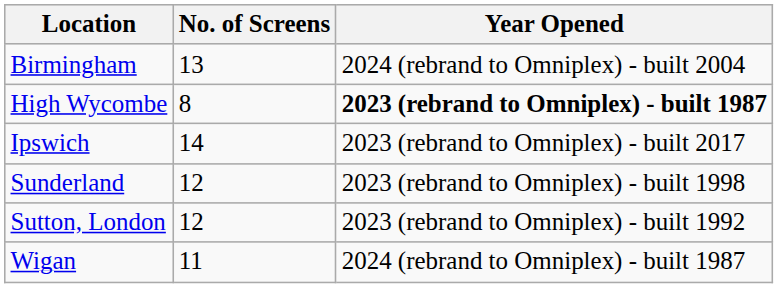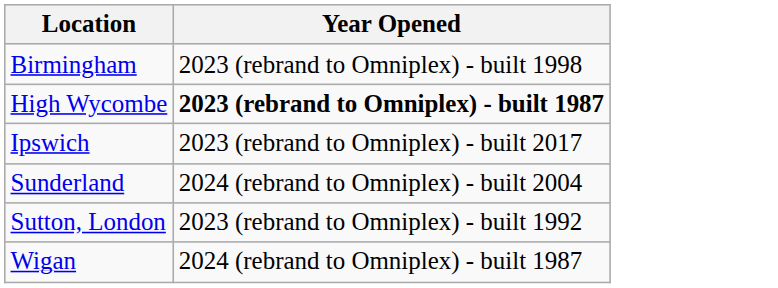- column: (255, 24)
(543, 63) 2024 (rebrand to Omniplex) - built 2004 -> (381, 63) 2023 (rebrand to Omniplex) - built 1998
(543, 182) 2023 (rebrand to Omniplex) - built 1998 -> (381, 182) 2024 (rebrand to Omniplex) - built 2004
